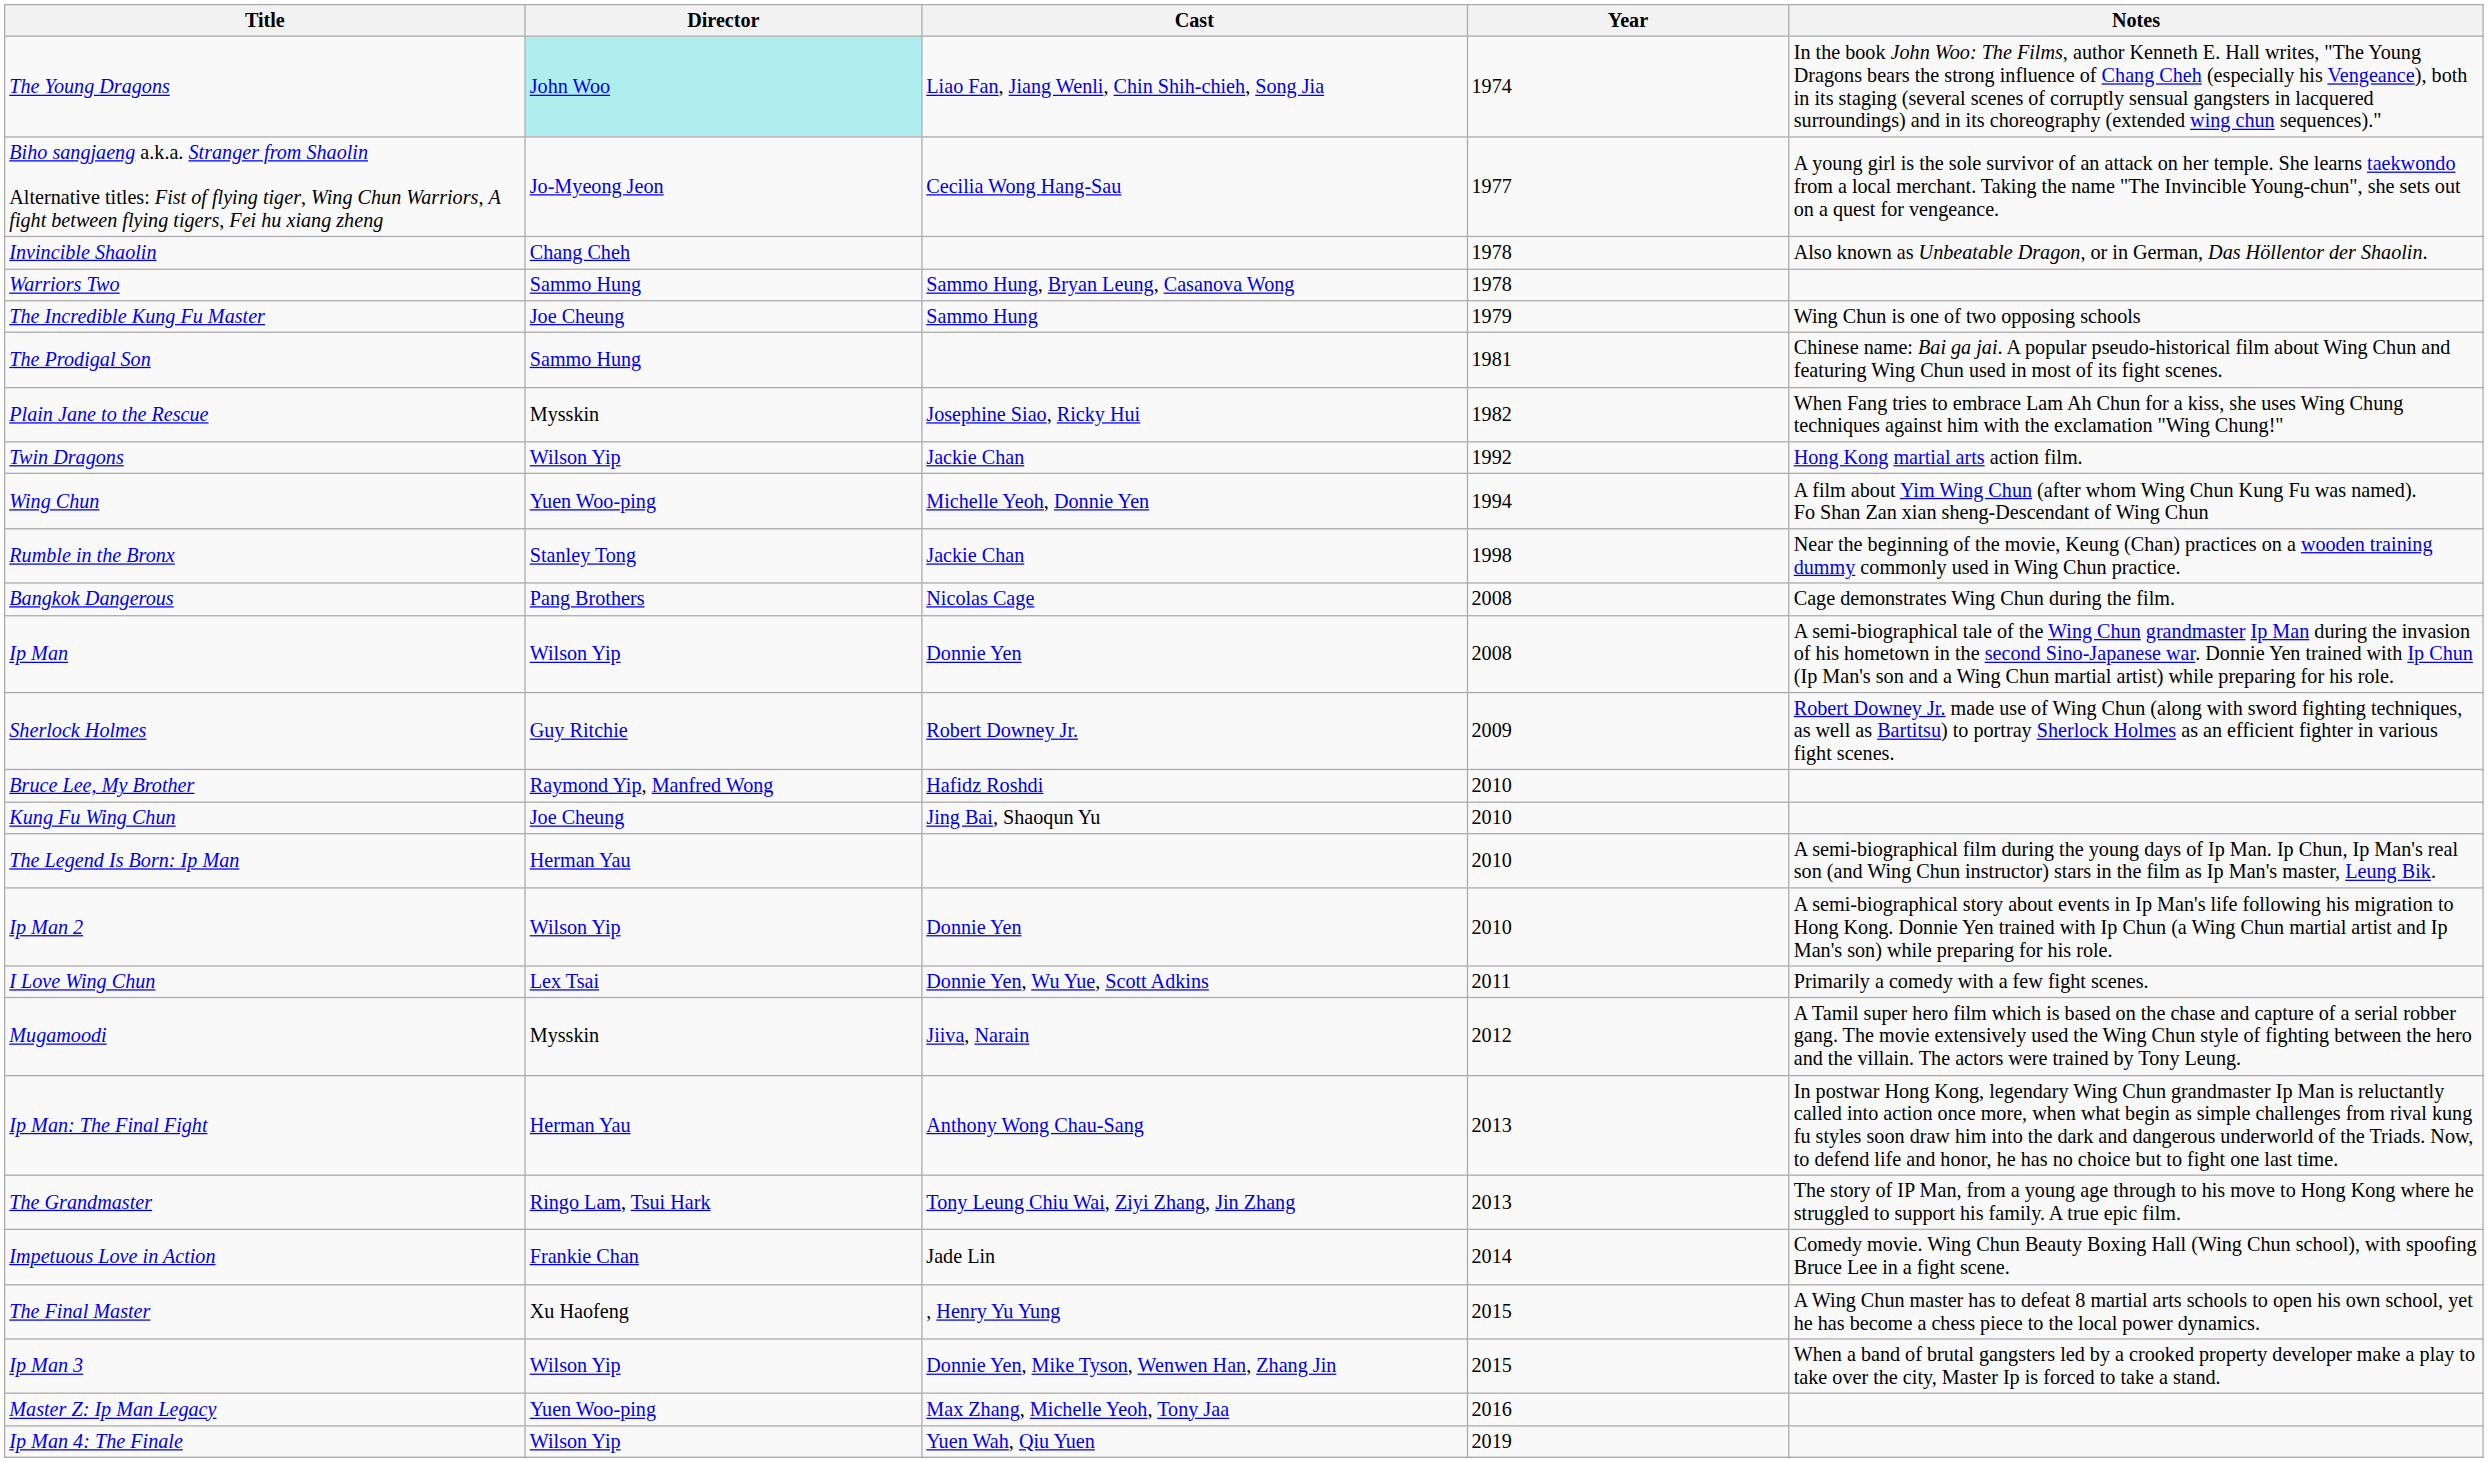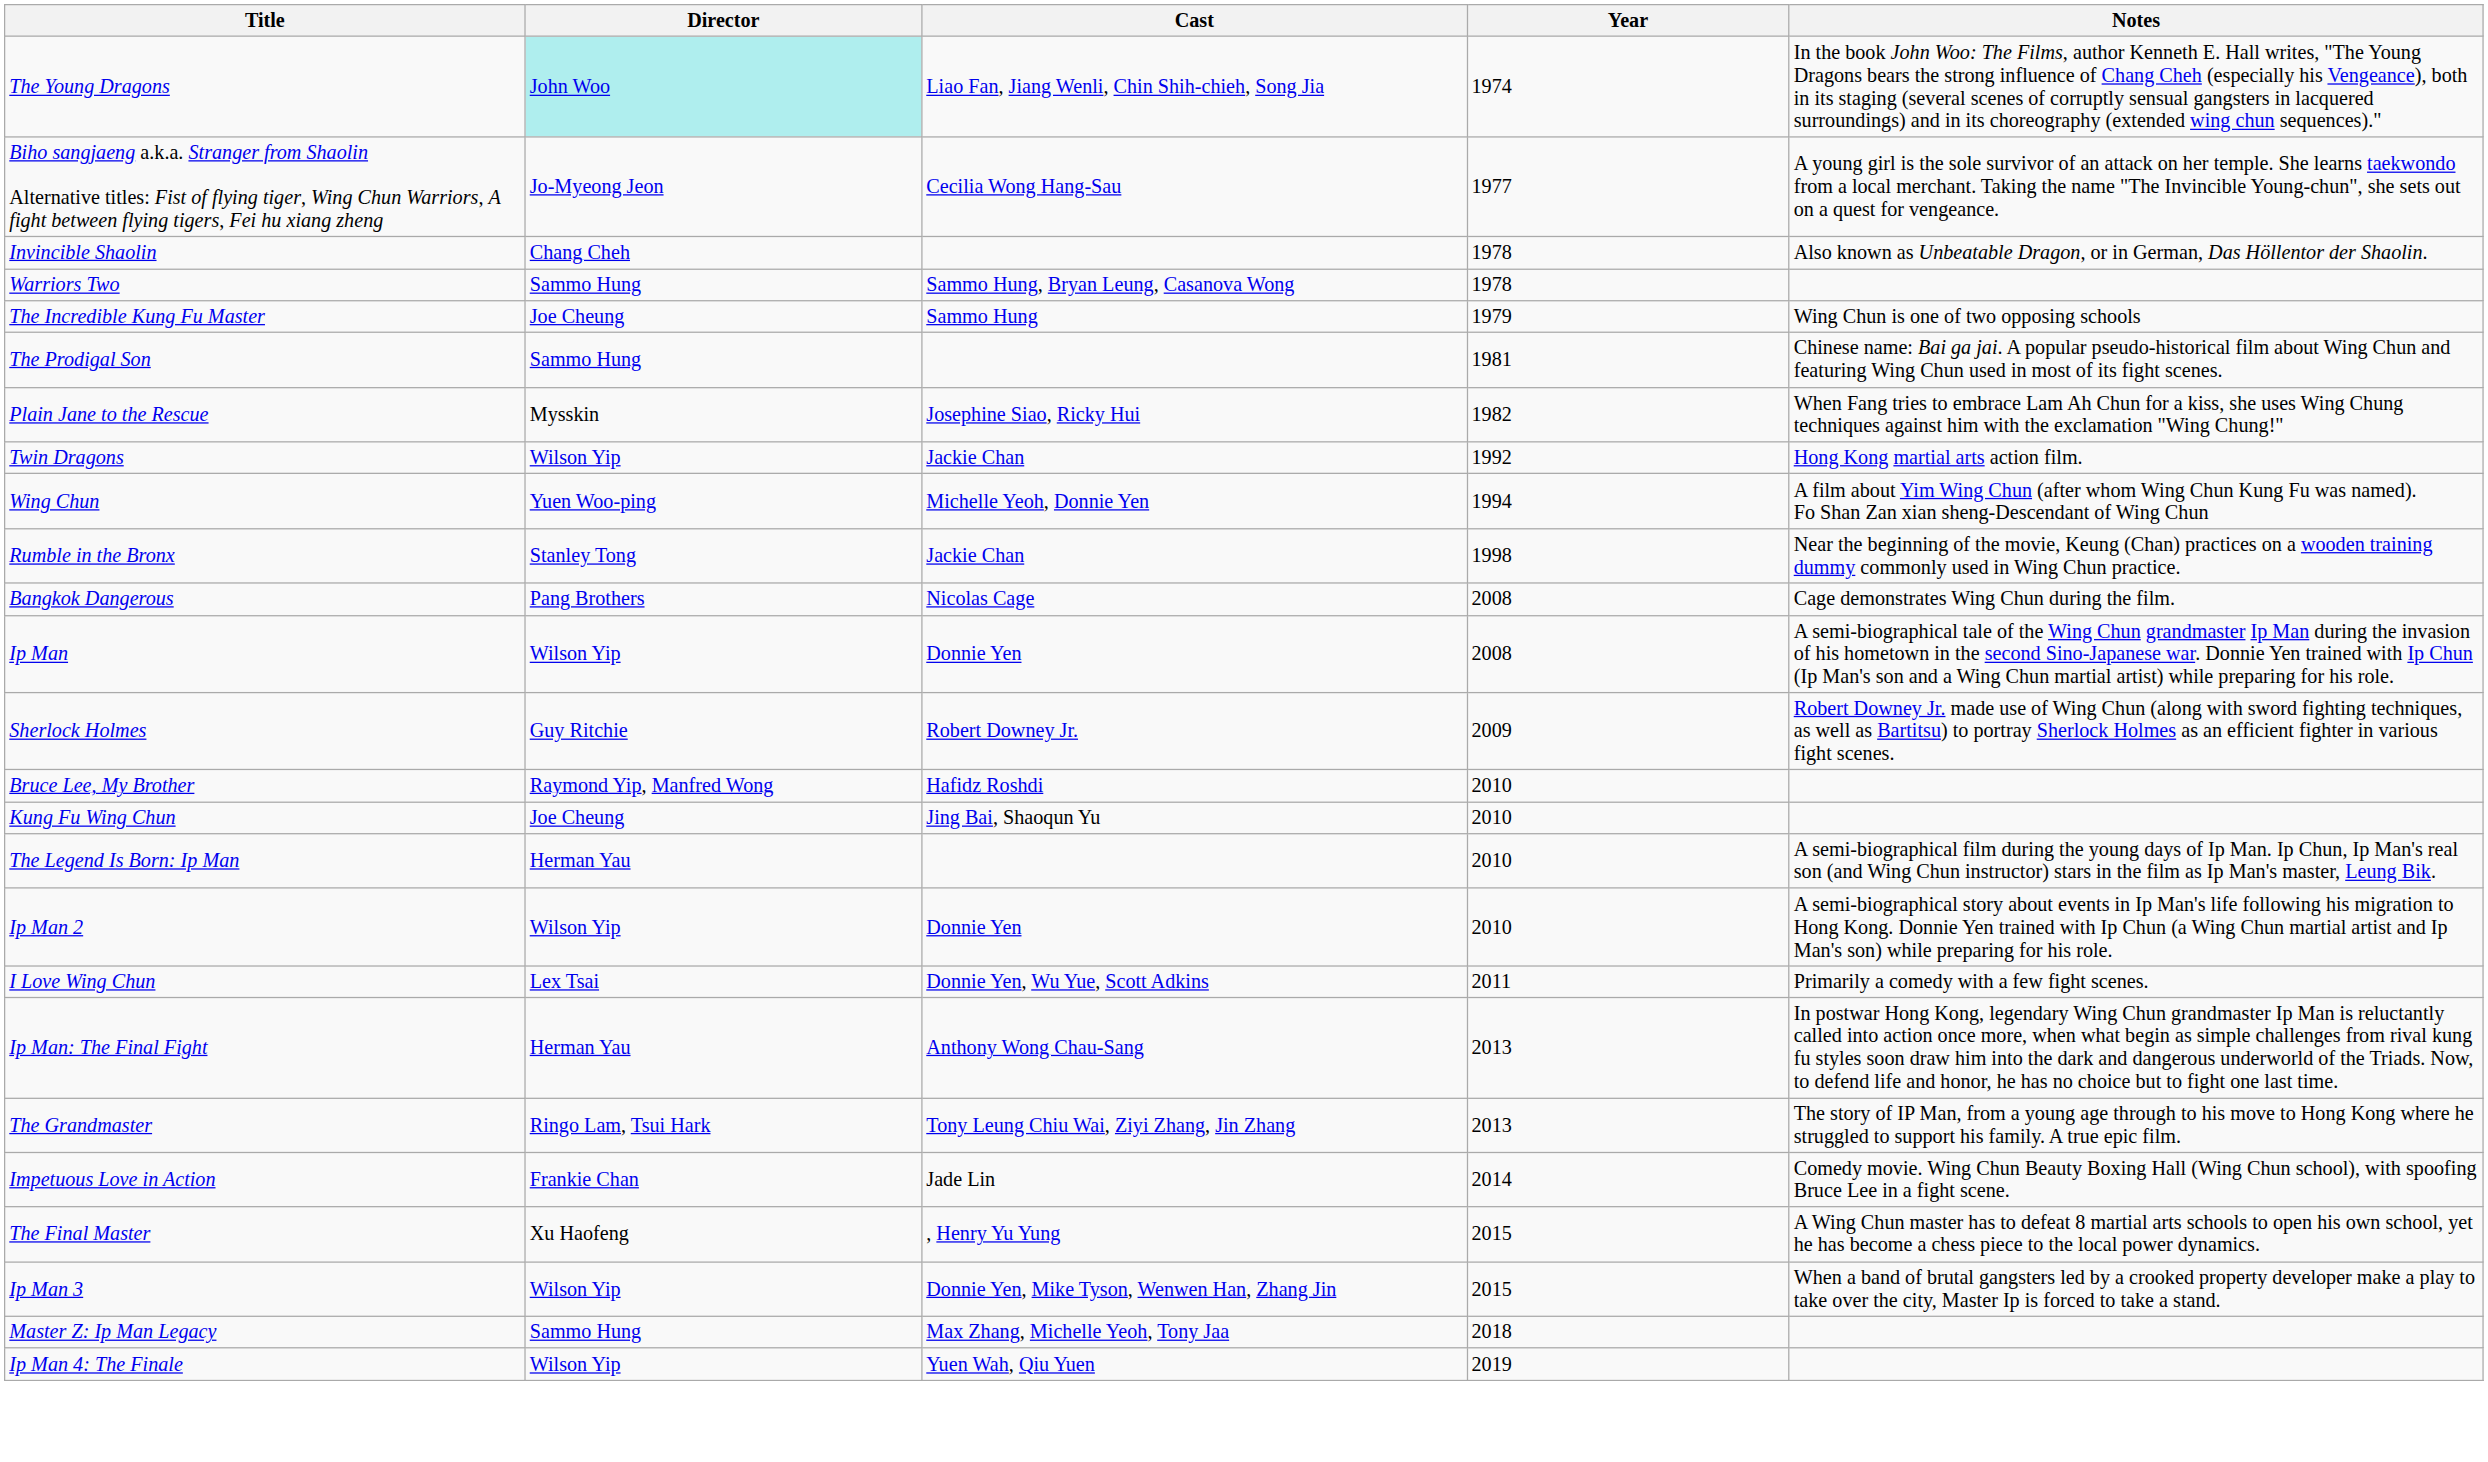- row: (58, 1036)
(593, 1409) Yuen Woo-ping -> (585, 1332) Sammo Hung
(1492, 1409) 2016 -> (1492, 1332) 2018
